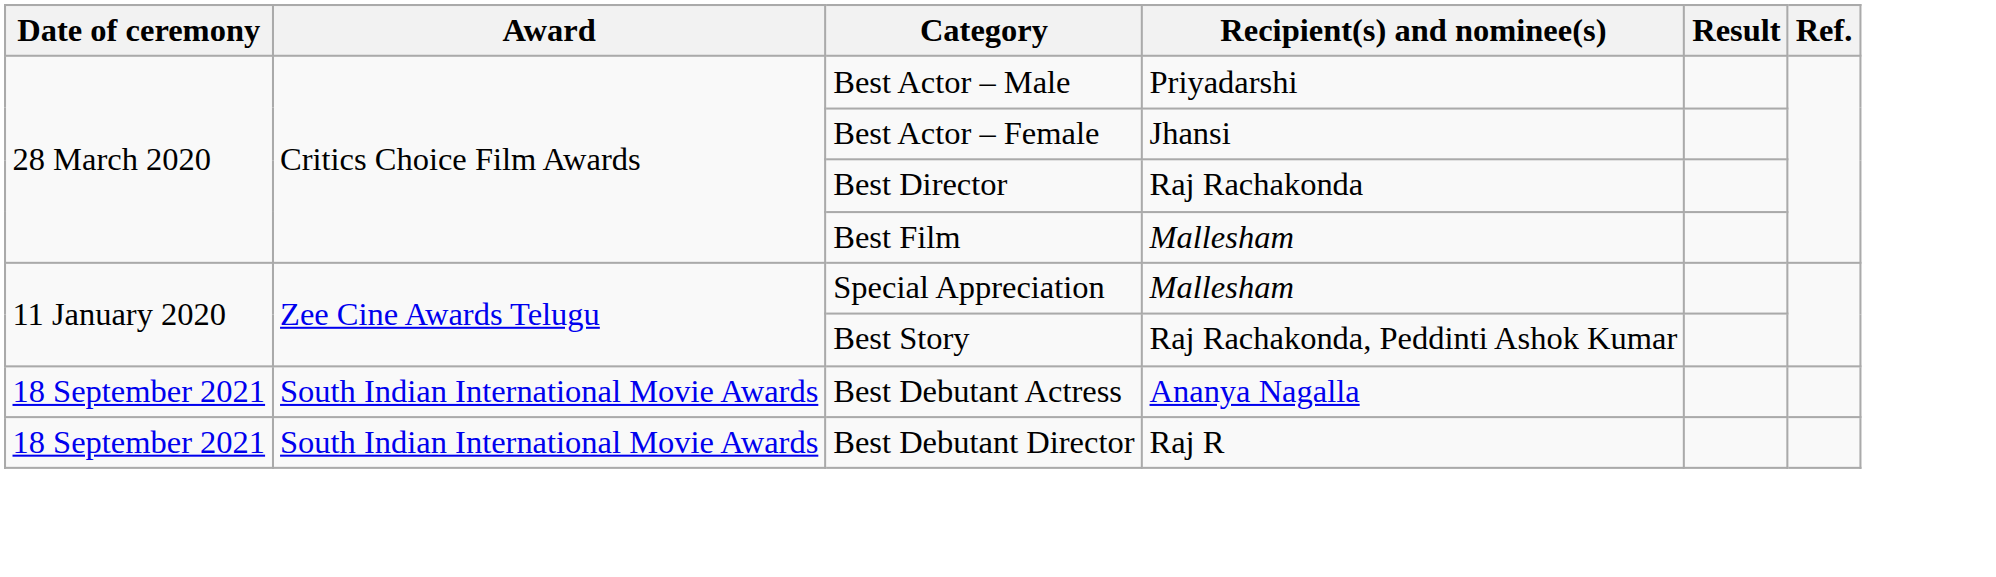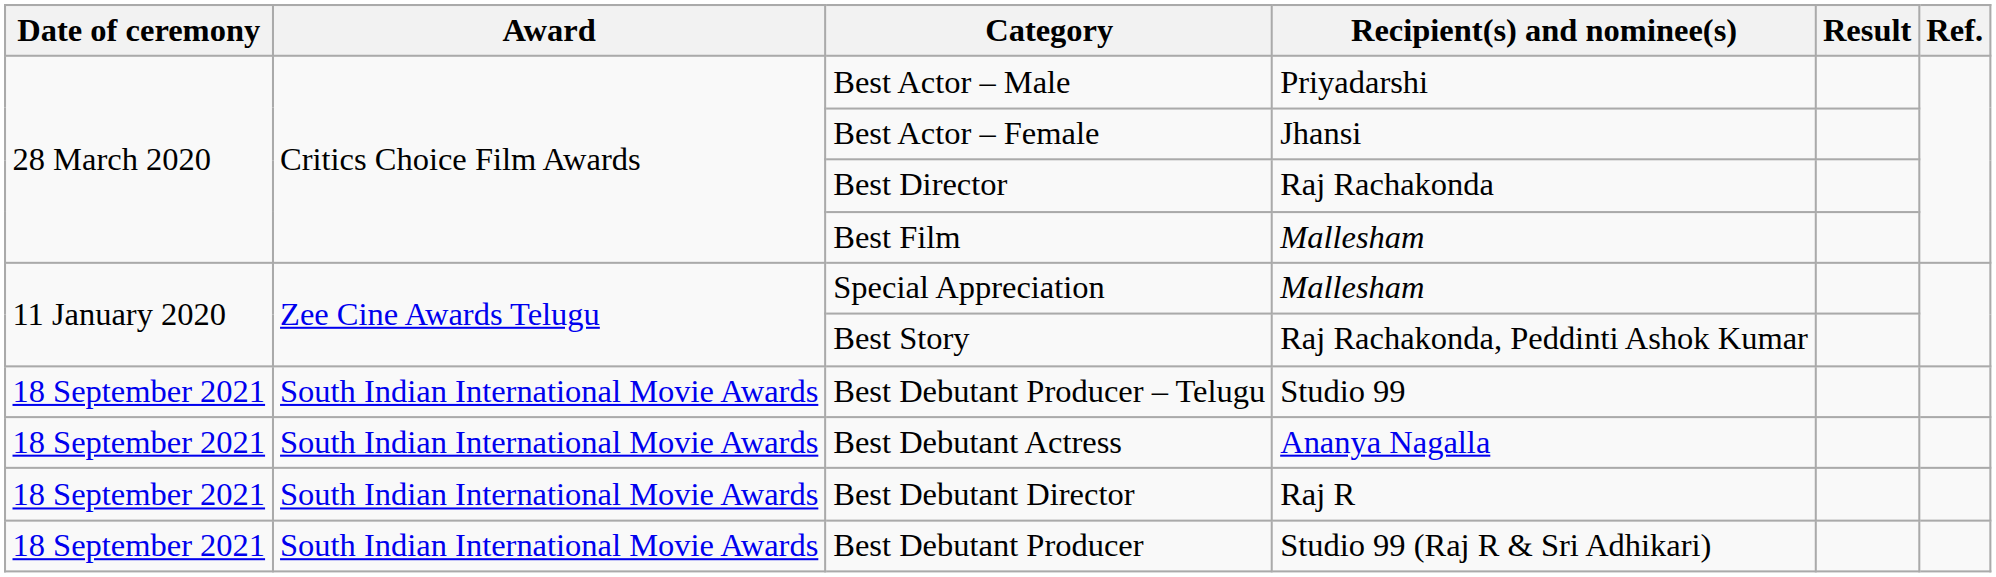+ row: (1049, 390)
+ row: (988, 545)
